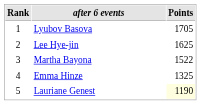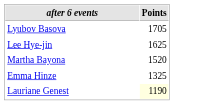- column: (18, 12)
(184, 60) 1522 -> (157, 60) 1520
